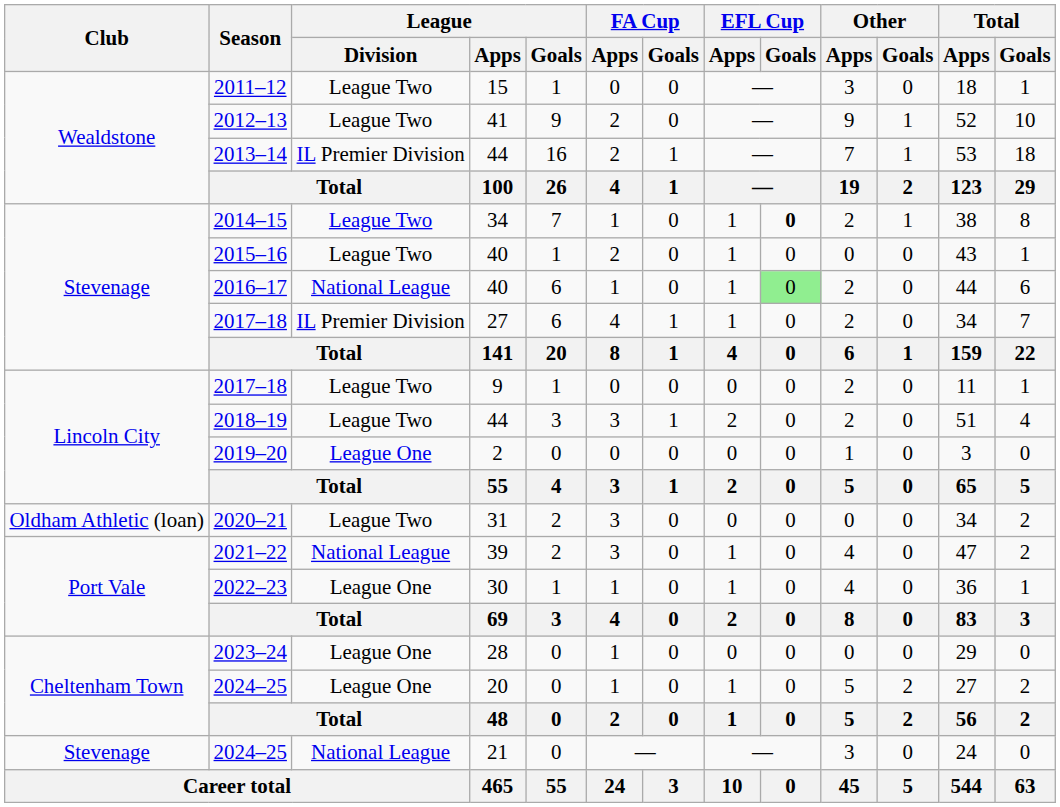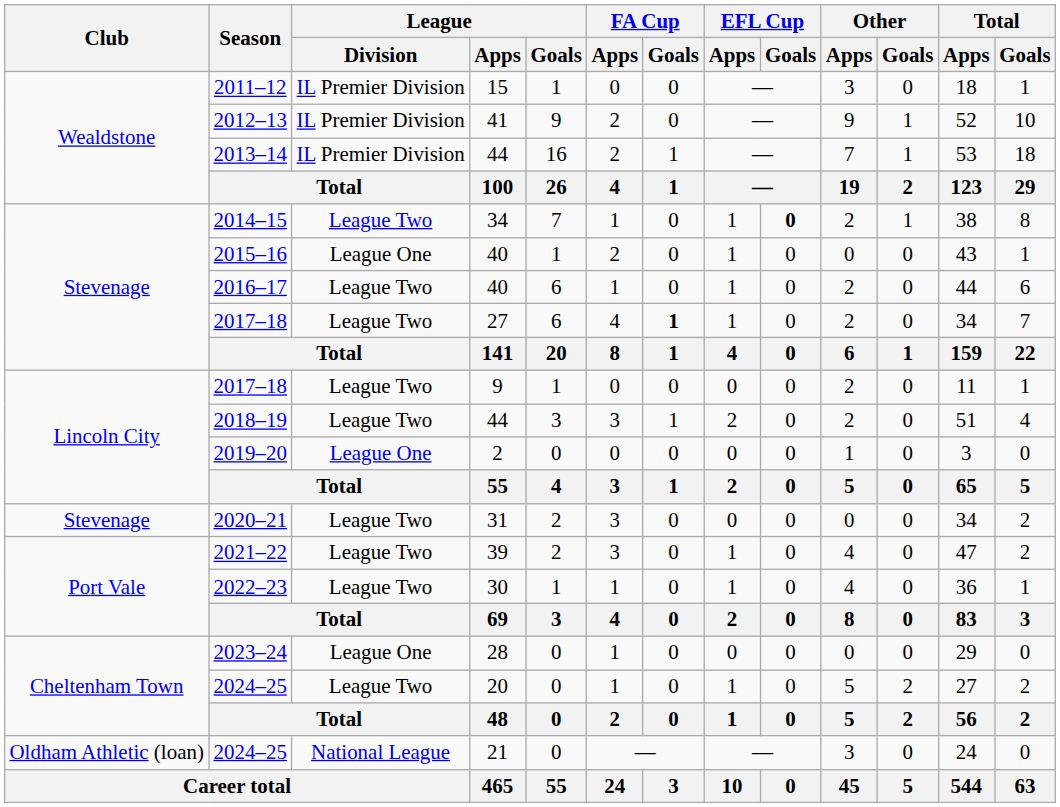(381, 87) League Two -> (381, 87) IL Premier Division
(381, 120) League Two -> (381, 120) IL Premier Division
(381, 253) League Two -> (381, 253) League One
(381, 287) National League -> (381, 287) League Two
(791, 287) lightgreen background -> (791, 287) no background
(381, 320) IL Premier Division -> (381, 320) League Two
(673, 320) normal -> (673, 320) bold
(107, 519) Oldham Athletic (loan) -> (107, 519) Stevenage
(381, 552) National League -> (381, 552) League Two
(381, 586) League One -> (381, 586) League Two
(381, 685) League One -> (381, 685) League Two
(107, 752) Stevenage -> (107, 752) Oldham Athletic (loan)
